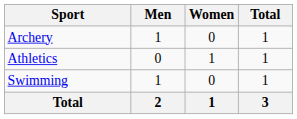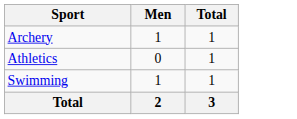- column: (212, 15)
